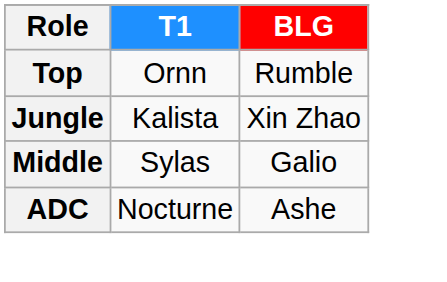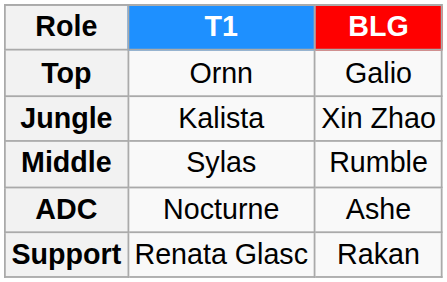(304, 72) Rumble -> (379, 72) Galio
(304, 163) Galio -> (379, 163) Rumble
+ row: (66, 254)
